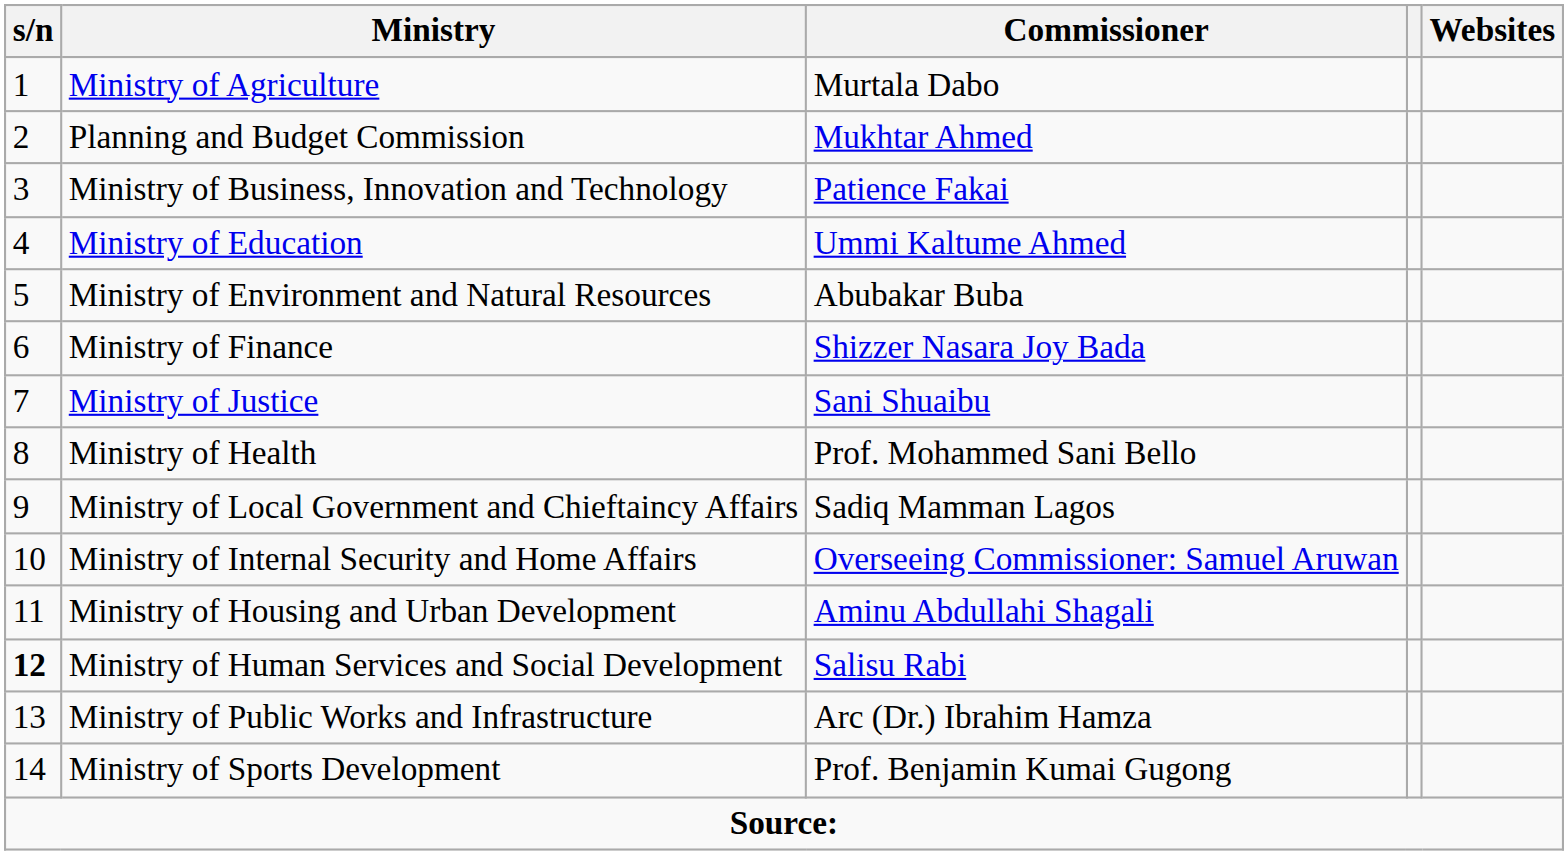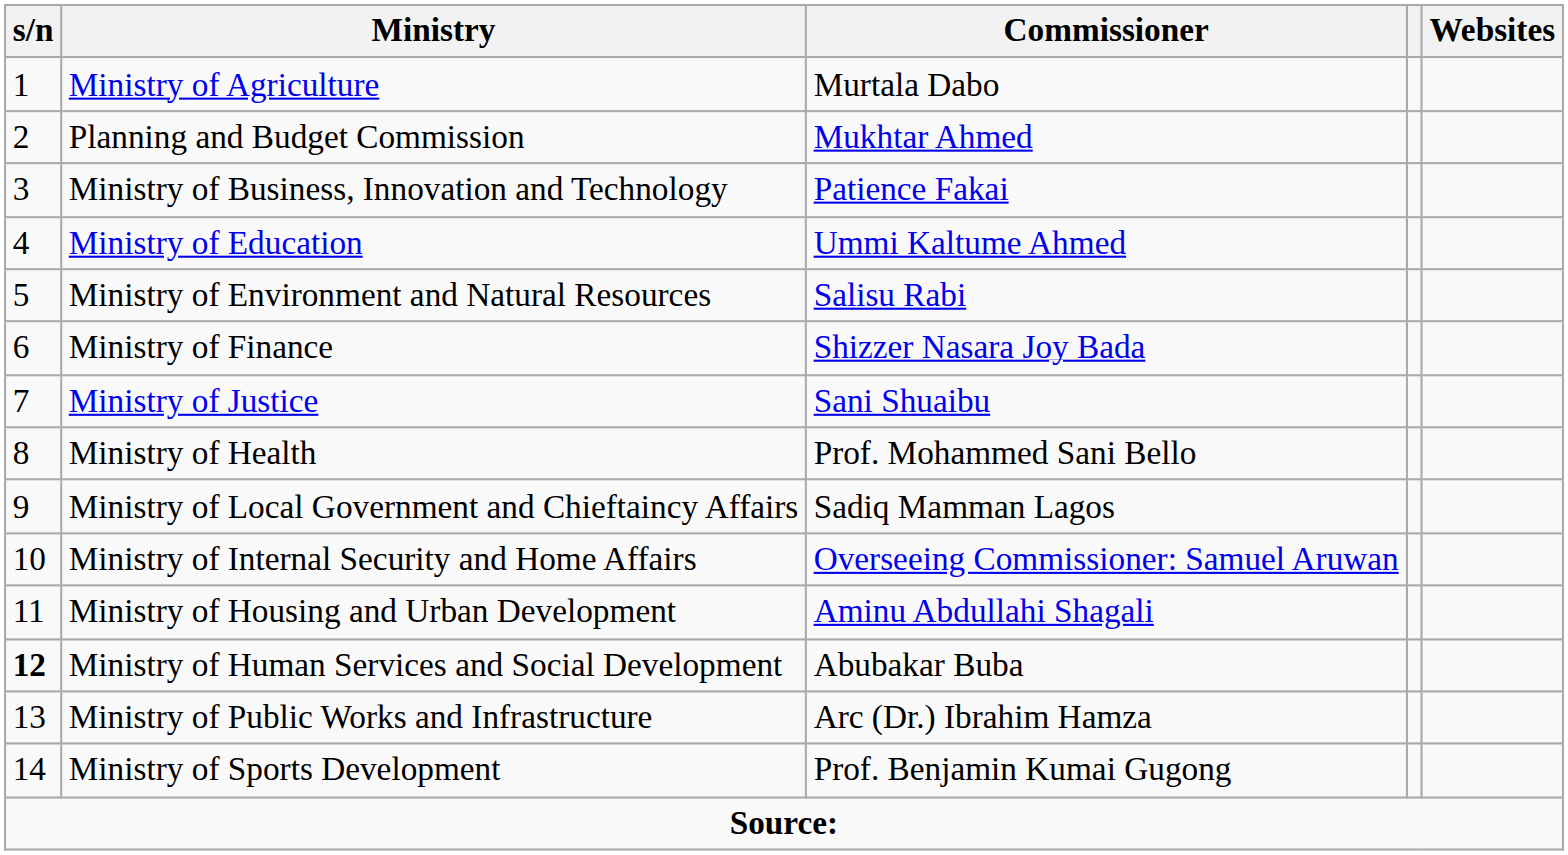(919, 294) Abubakar Buba -> (890, 294) Salisu Rabi
(890, 664) Salisu Rabi -> (919, 664) Abubakar Buba
